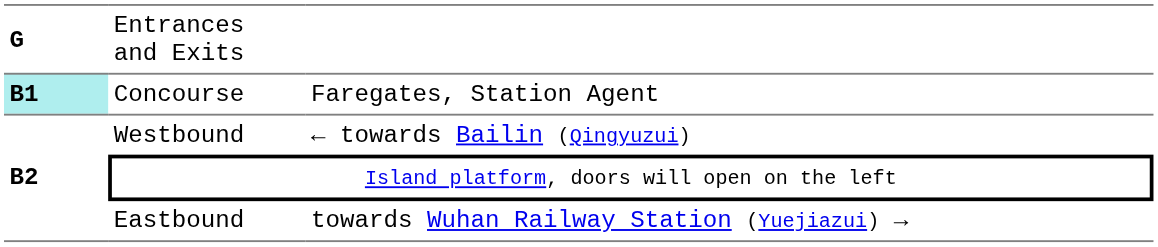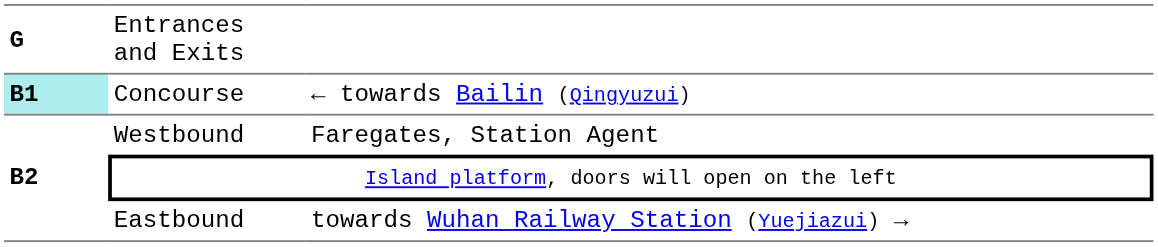(485, 94) Faregates, Station Agent -> (501, 94) ← towards Bailin (Qingyuzui)
(501, 135) ← towards Bailin (Qingyuzui) -> (485, 135) Faregates, Station Agent
